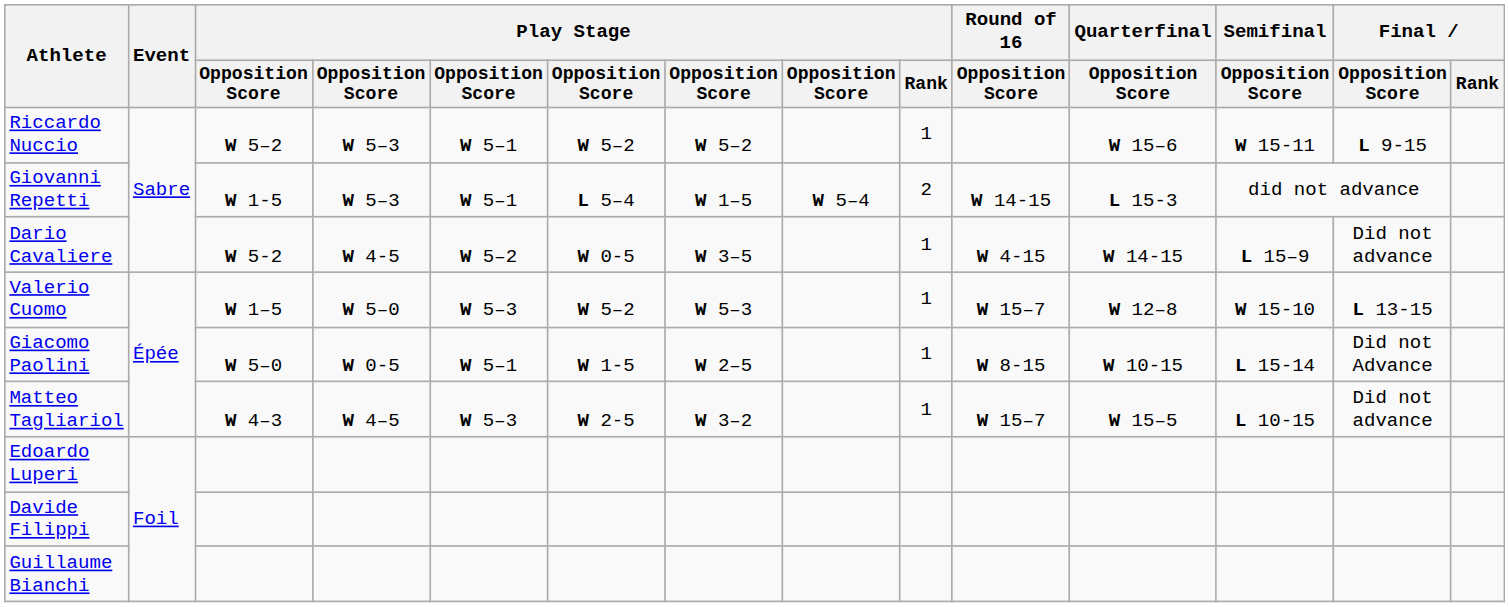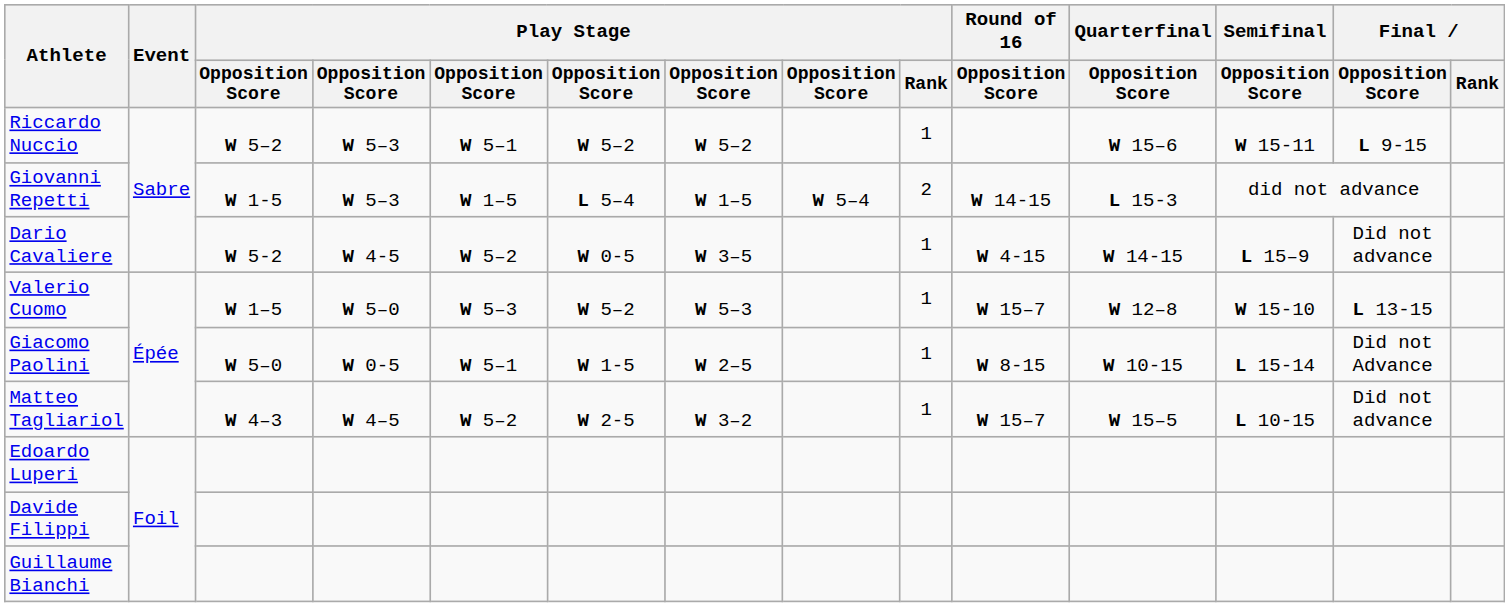(489, 201) W 5–1 -> (489, 201) W 1–5
(489, 420) W 5–3 -> (489, 420) W 5–2
